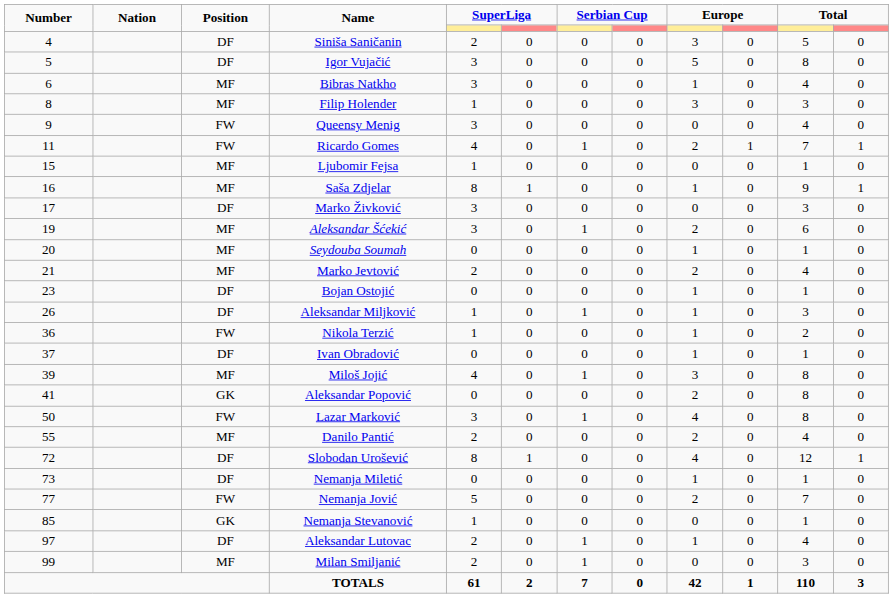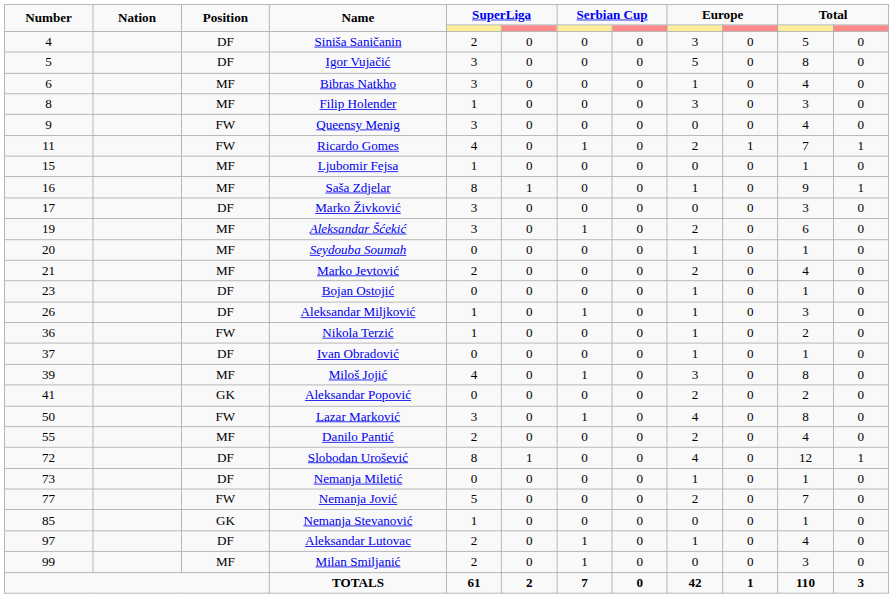(805, 395) 8 -> (805, 395) 2
